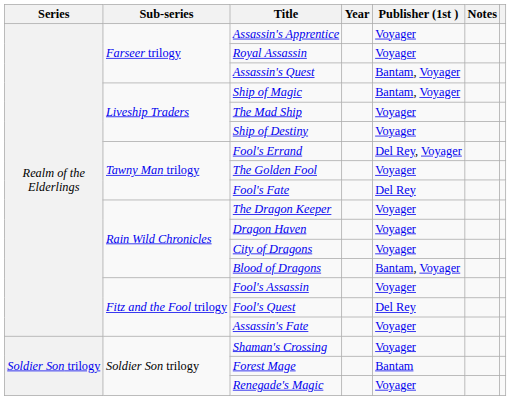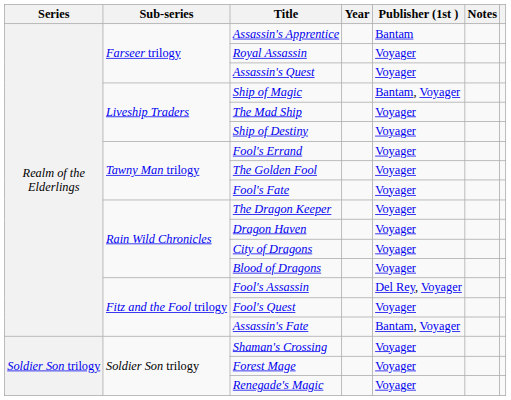(396, 33) Voyager -> (394, 33) Bantam
(418, 72) Bantam, Voyager -> (396, 72) Voyager
(418, 151) Del Rey, Voyager -> (396, 151) Voyager
(395, 190) Del Rey -> (396, 190) Voyager
(418, 268) Bantam, Voyager -> (396, 268) Voyager
(396, 287) Voyager -> (418, 287) Del Rey, Voyager
(395, 307) Del Rey -> (396, 307) Voyager
(396, 326) Voyager -> (418, 326) Bantam, Voyager
(394, 365) Bantam -> (396, 365) Voyager
